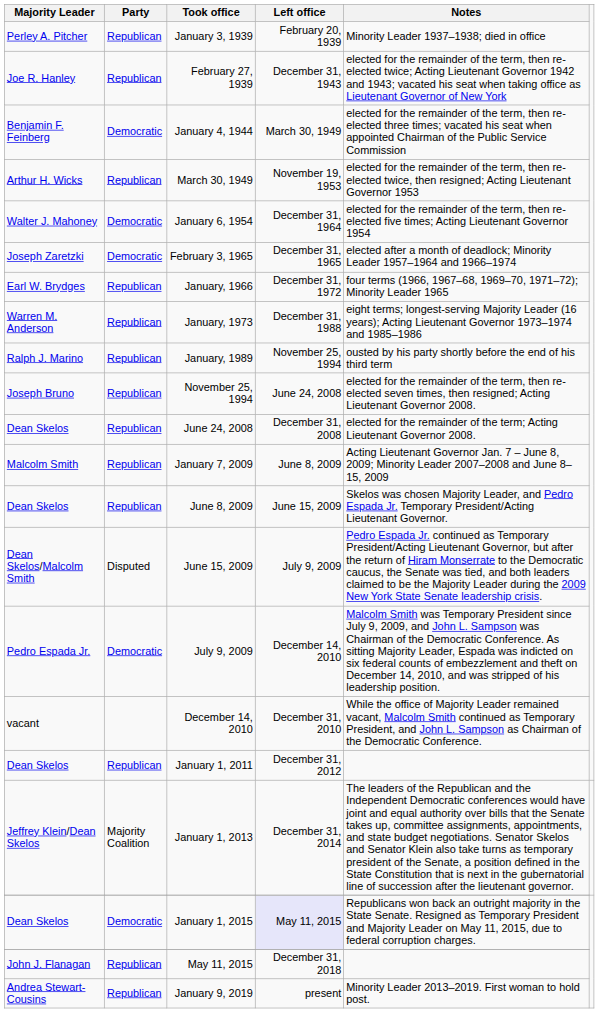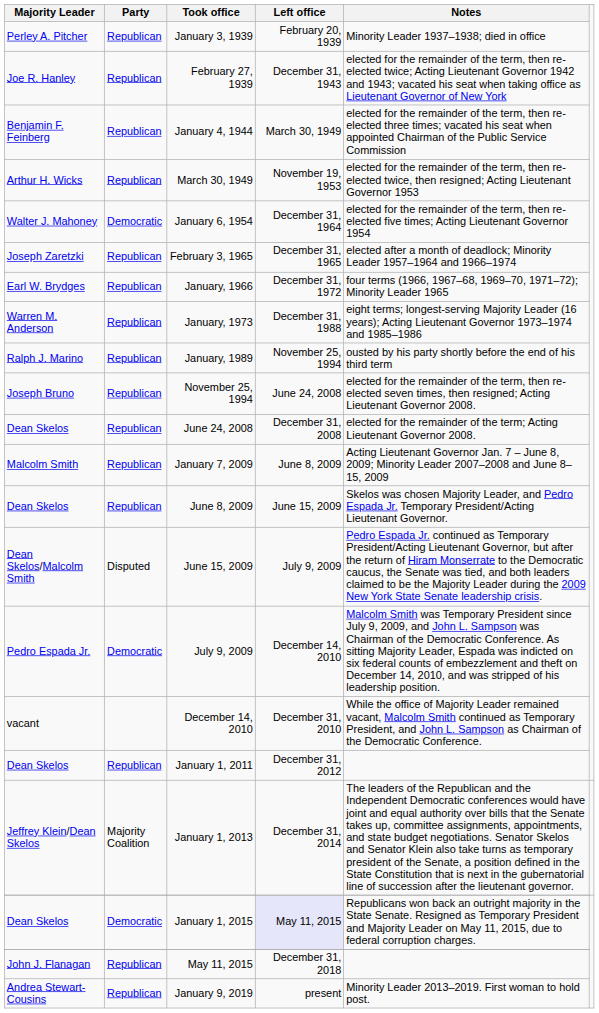(135, 132) Democratic -> (134, 132) Republican
(135, 257) Democratic -> (134, 257) Republican
